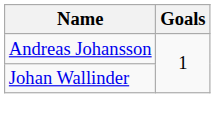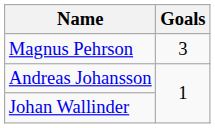+ row: (71, 48)
